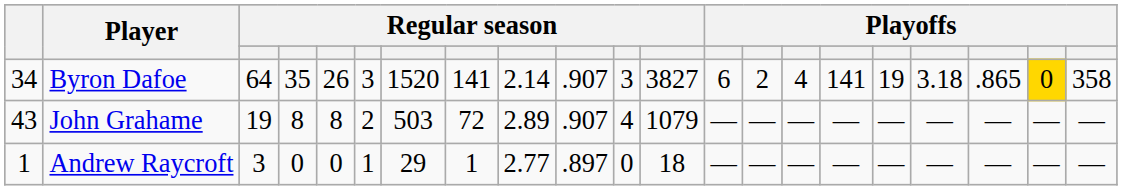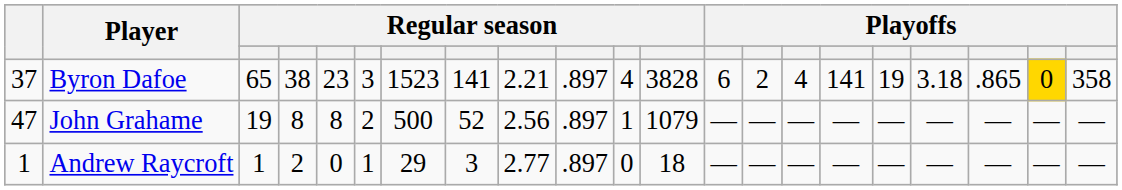(24, 79) 34 -> (24, 79) 37
(259, 79) 64 -> (259, 79) 65
(297, 79) 35 -> (297, 79) 38
(336, 79) 26 -> (336, 79) 23
(413, 79) 1520 -> (413, 79) 1523
(527, 79) 2.14 -> (527, 79) 2.21
(585, 79) .907 -> (585, 79) .897
(627, 79) 3 -> (627, 79) 4
(672, 79) 3827 -> (672, 79) 3828
(24, 121) 43 -> (24, 121) 47
(413, 121) 503 -> (413, 121) 500
(471, 121) 72 -> (471, 121) 52
(527, 121) 2.89 -> (527, 121) 2.56
(585, 121) .907 -> (585, 121) .897
(627, 121) 4 -> (627, 121) 1
(259, 163) 3 -> (259, 163) 1
(297, 163) 0 -> (297, 163) 2
(471, 163) 1 -> (471, 163) 3
